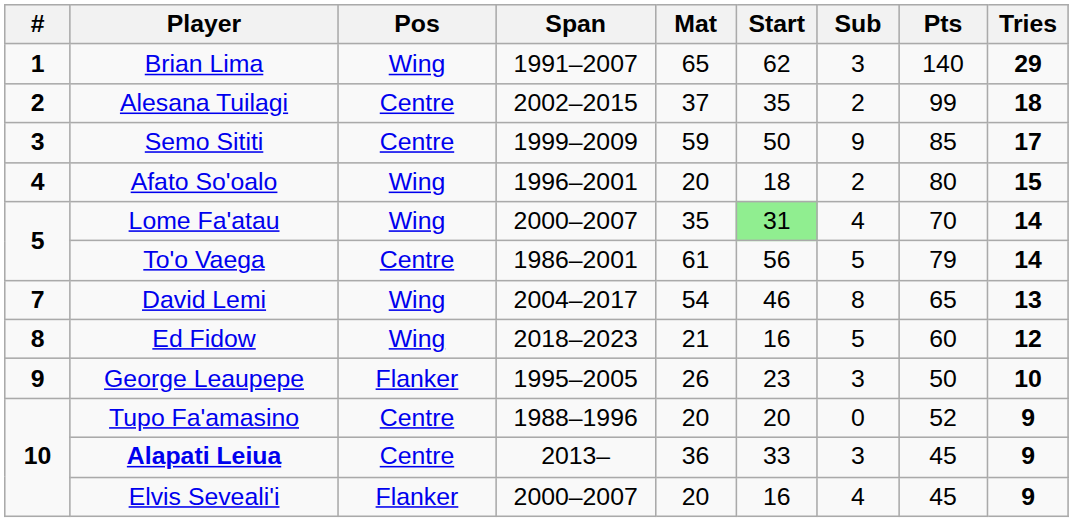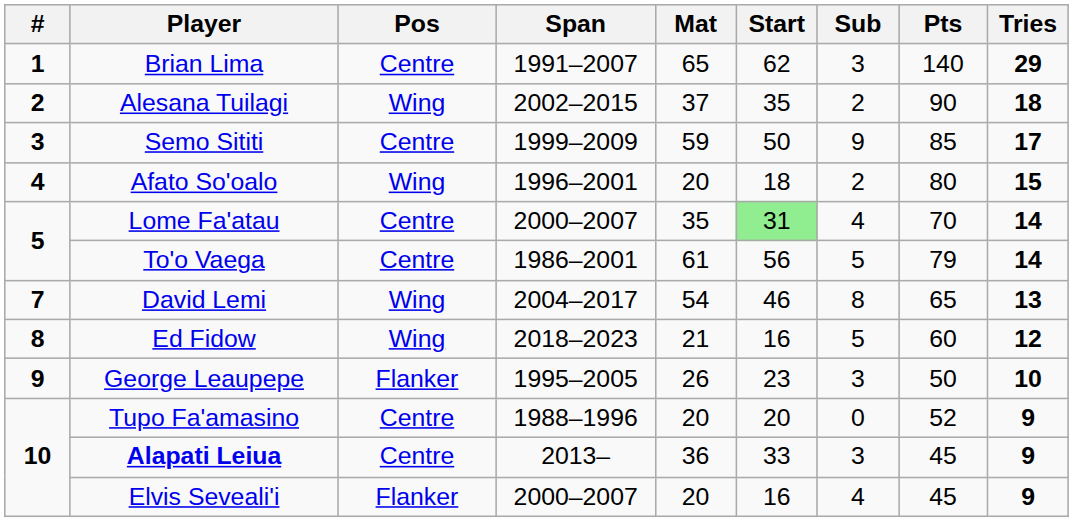(417, 63) Wing -> (417, 63) Centre
(417, 102) Centre -> (417, 102) Wing
(943, 102) 99 -> (943, 102) 90
(417, 220) Wing -> (417, 220) Centre
